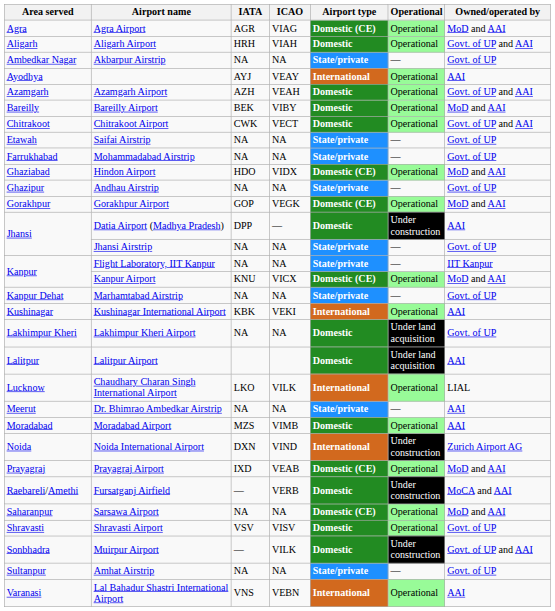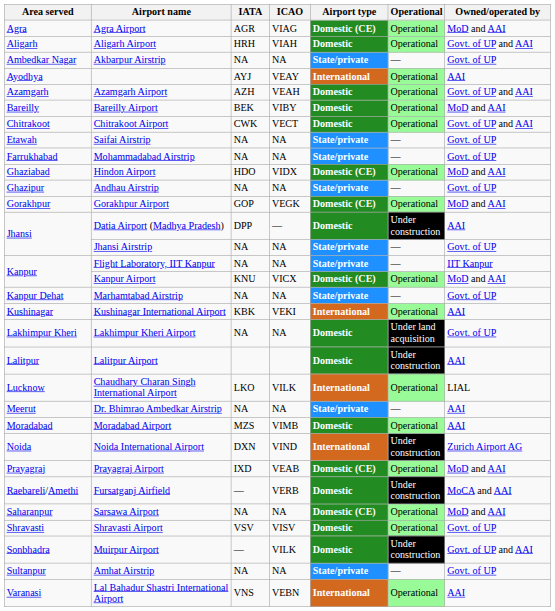(413, 360) Under land acquisition -> (415, 360) Under construction
